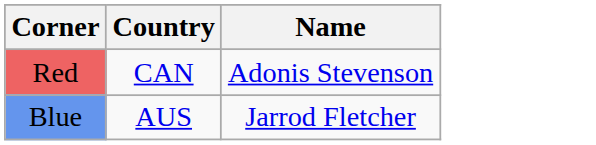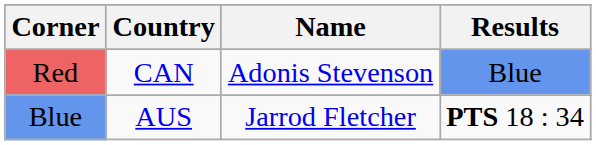+ column: (515, 26)
